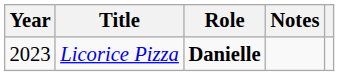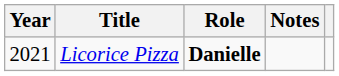(30, 53) 2023 -> (30, 53) 2021
